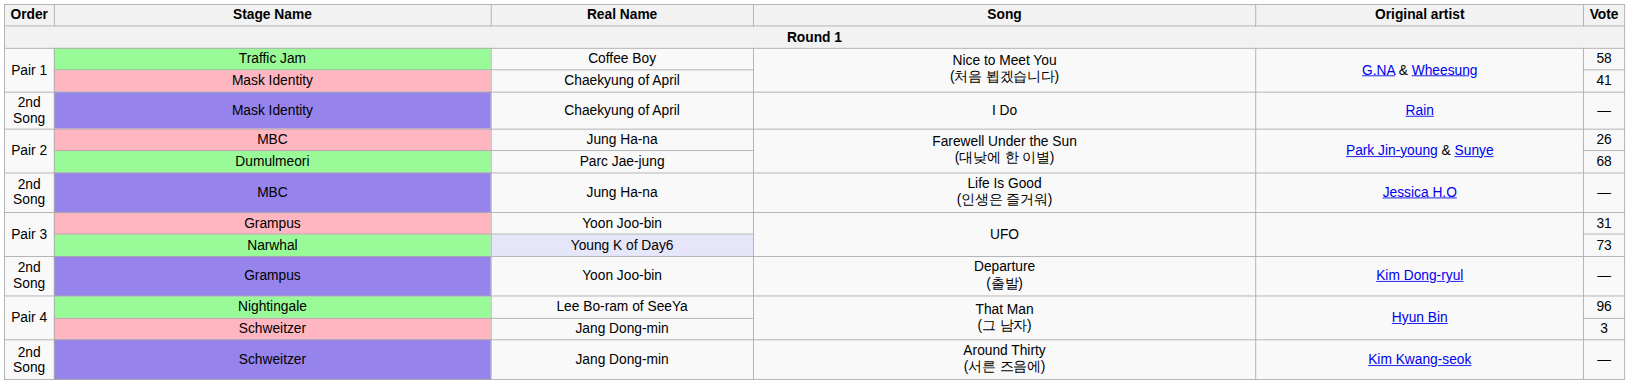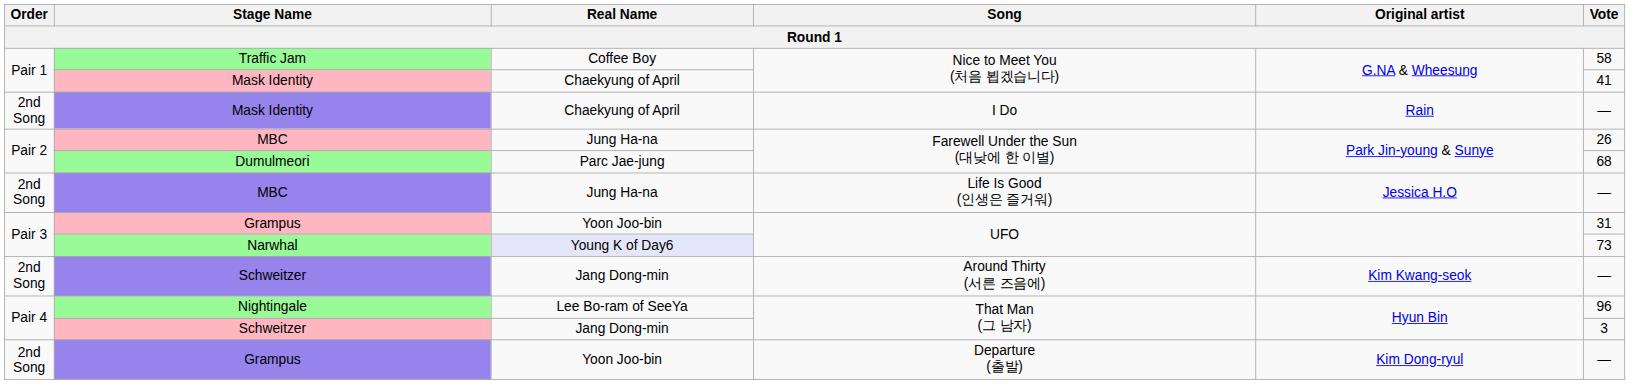rows swapped: (272, 276) <-> (272, 359)
